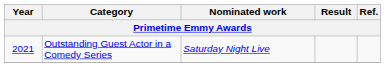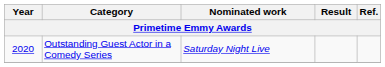(23, 49) 2021 -> (23, 49) 2020
